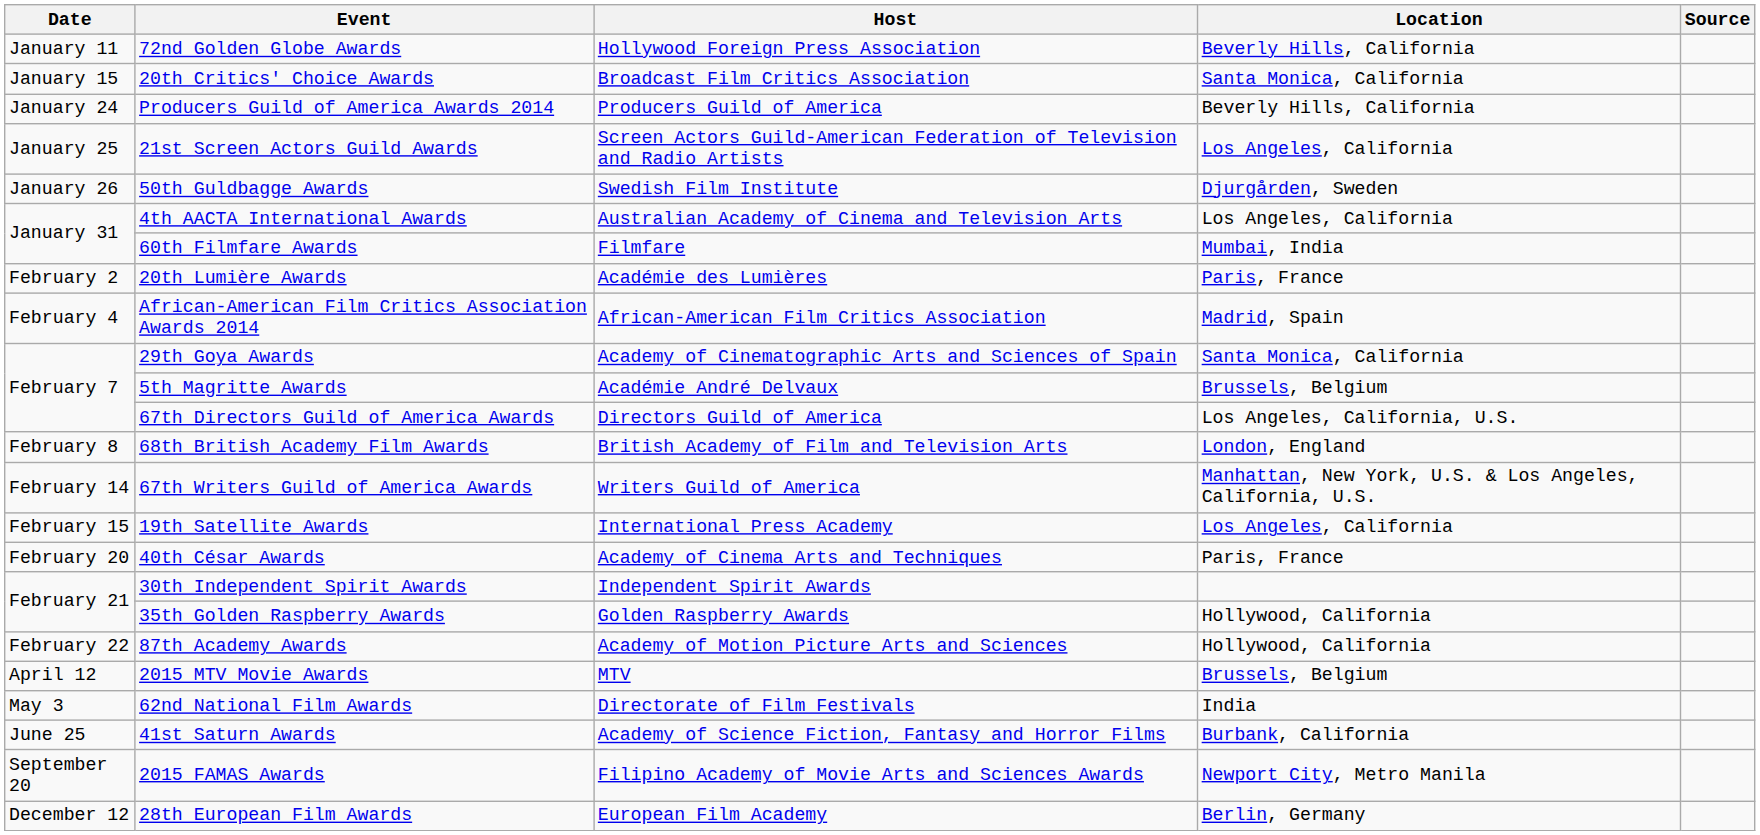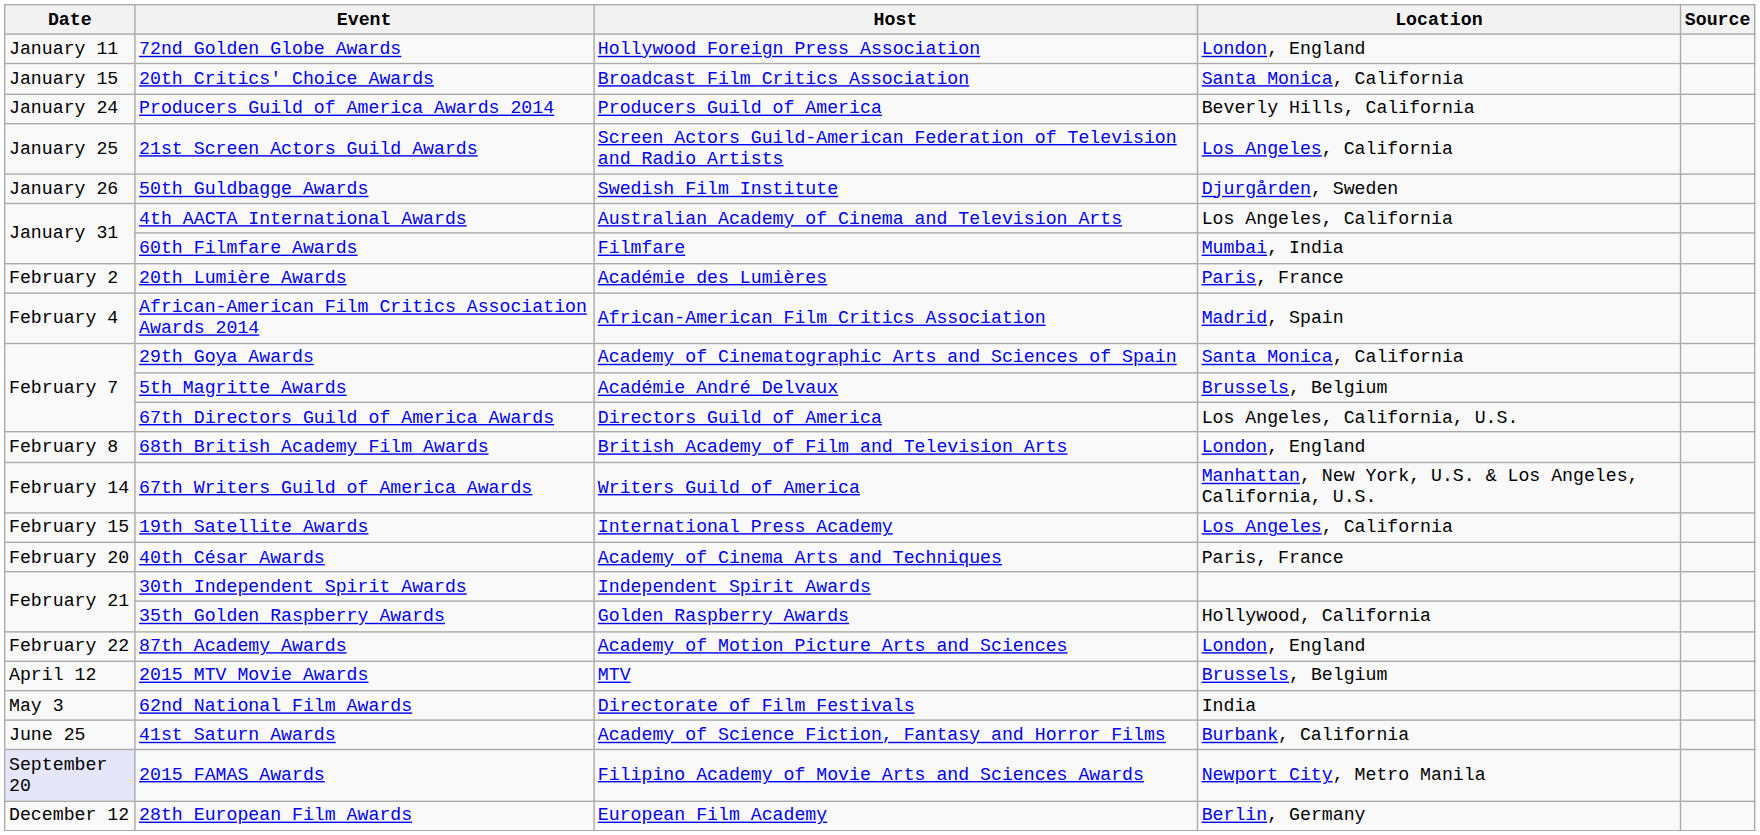(1338, 49) Beverly Hills, California -> (1284, 49) London, England
(1316, 646) Hollywood, California -> (1284, 646) London, England
(58, 775) no background -> (58, 775) lavender background
